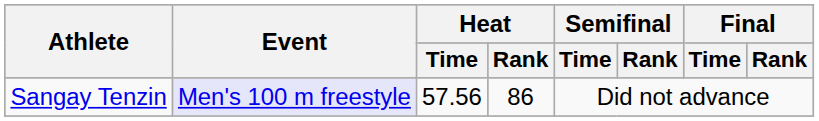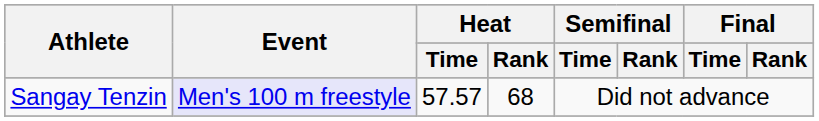(452, 98) 57.56 -> (452, 98) 57.57
(521, 98) 86 -> (521, 98) 68
